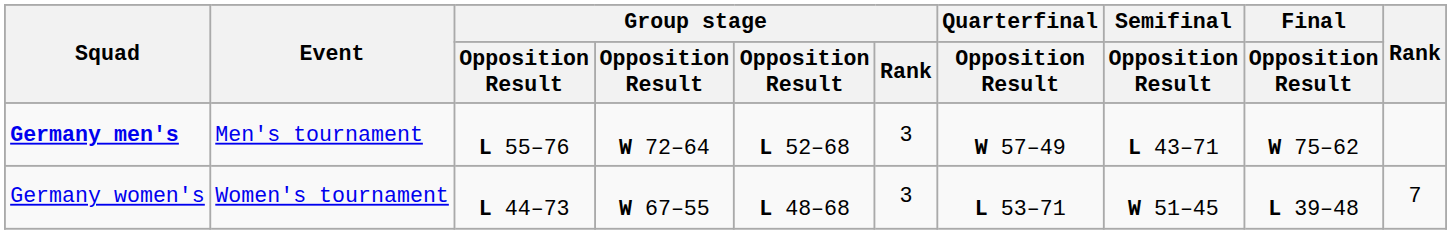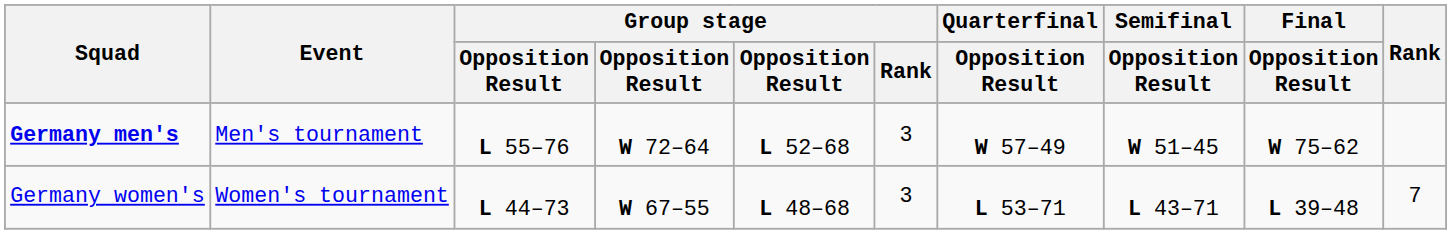(1173, 147) L 43–71 -> (1173, 147) W 51–45
(1173, 210) W 51–45 -> (1173, 210) L 43–71
